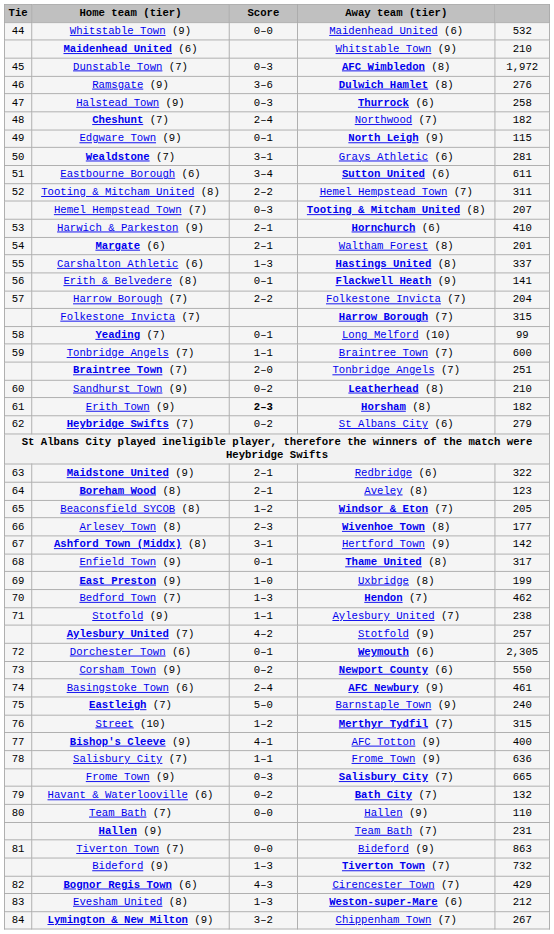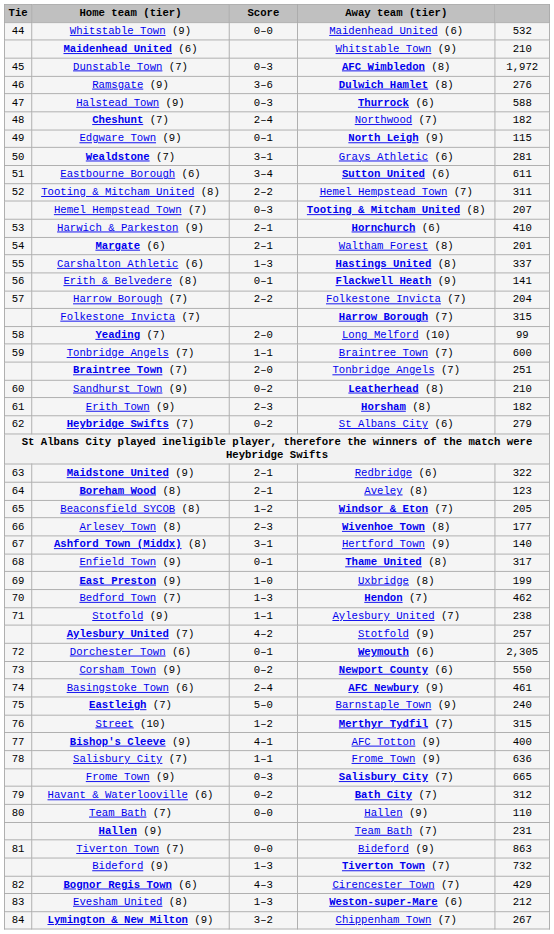(522, 103) 258 -> (522, 103) 588
(263, 335) 0–1 -> (263, 335) 2–0
(263, 407) bold -> (263, 407) normal
(522, 545) 142 -> (522, 545) 140
(522, 795) 132 -> (522, 795) 312
